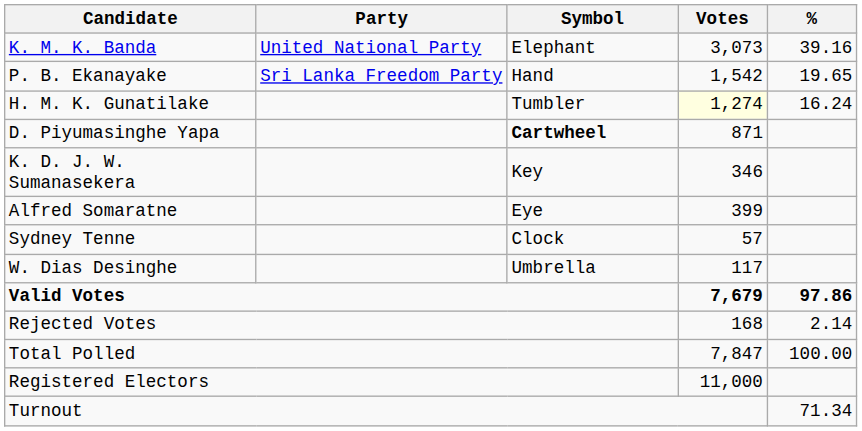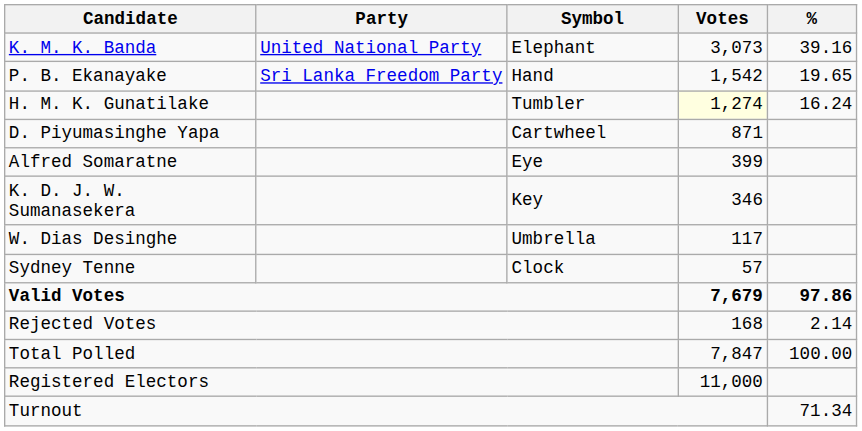(559, 133) bold -> (559, 133) normal
rows swapped: (93, 211) <-> (72, 172)
rows swapped: (93, 268) <-> (72, 239)
